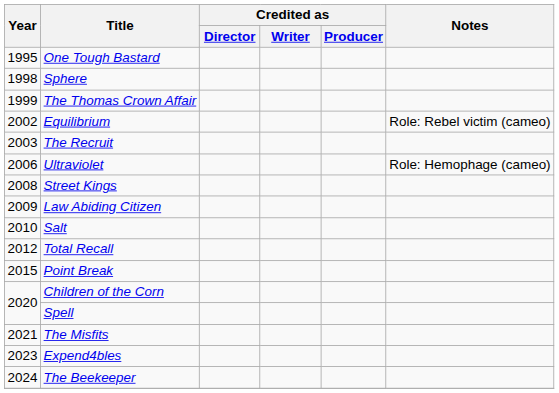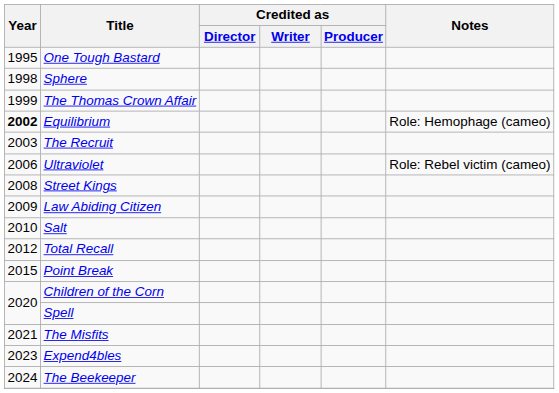(22, 121) normal -> (22, 121) bold
(470, 121) Role: Rebel victim (cameo) -> (470, 121) Role: Hemophage (cameo)
(470, 164) Role: Hemophage (cameo) -> (470, 164) Role: Rebel victim (cameo)
